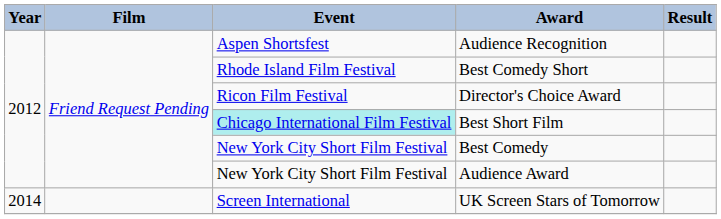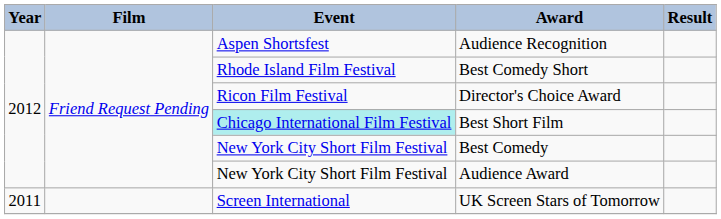(25, 200) 2014 -> (25, 200) 2011
